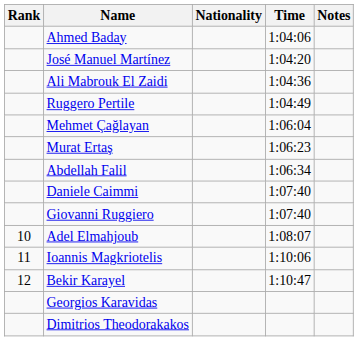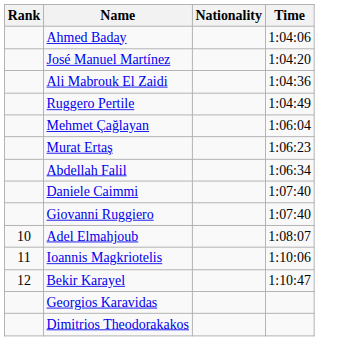- column: (334, 15)
